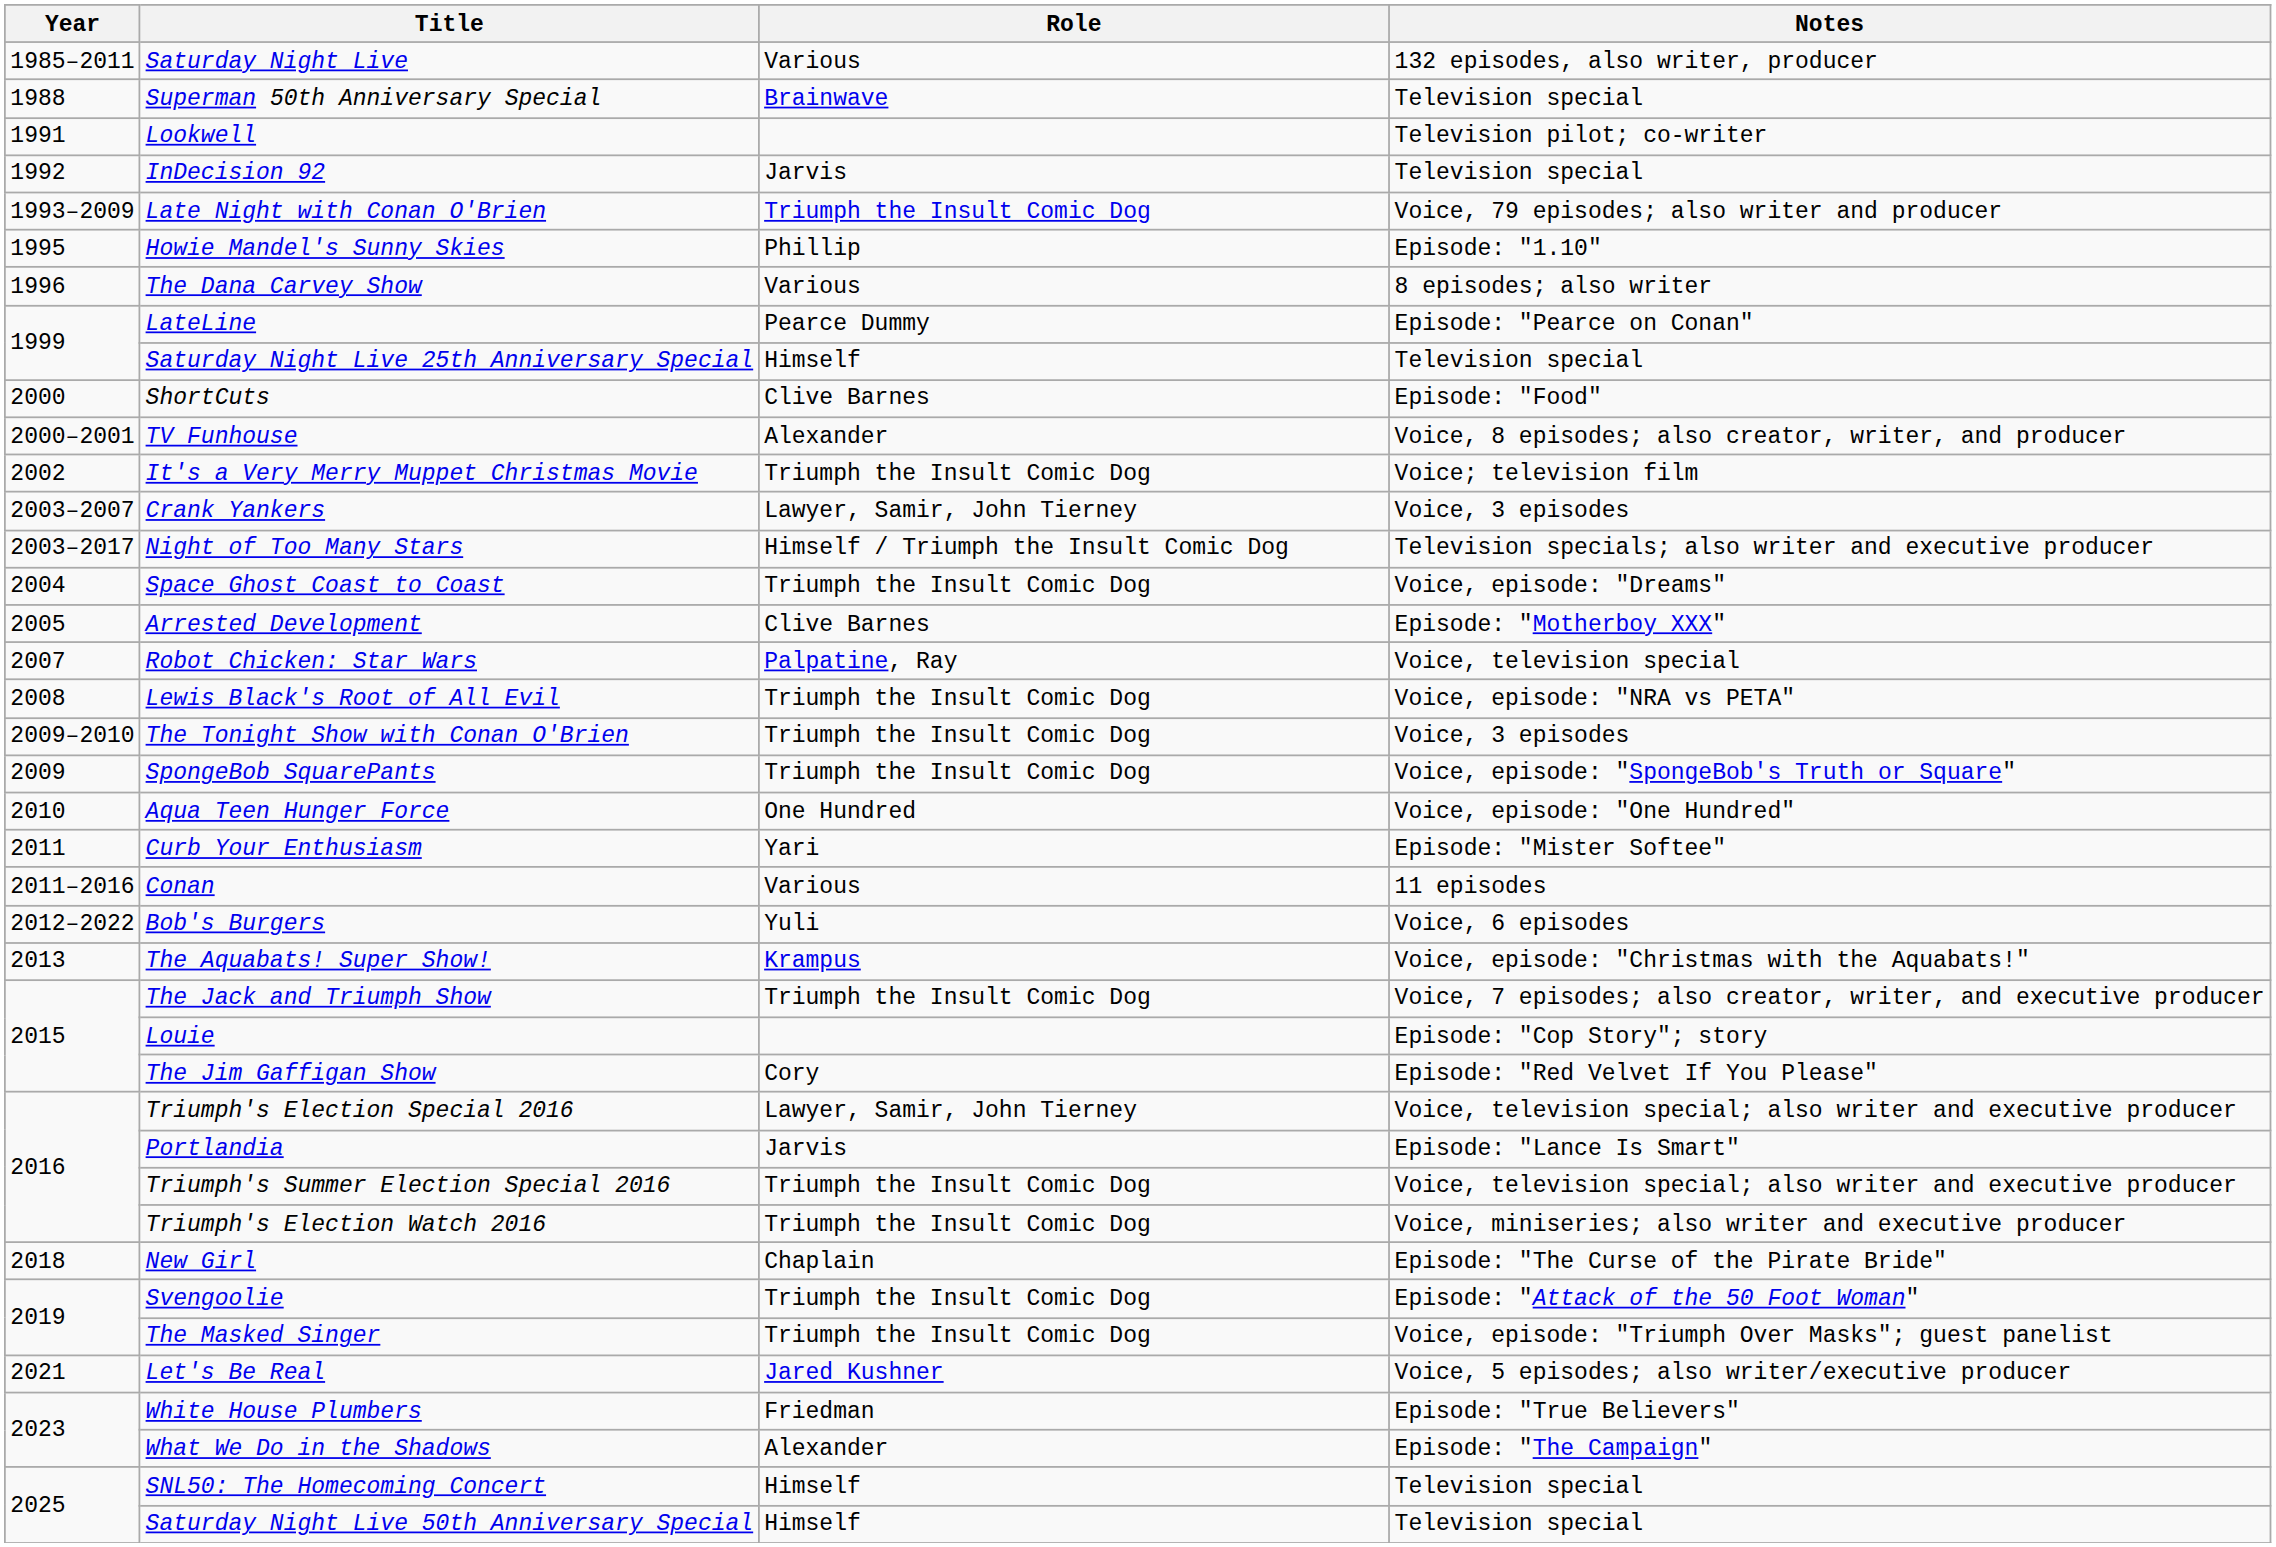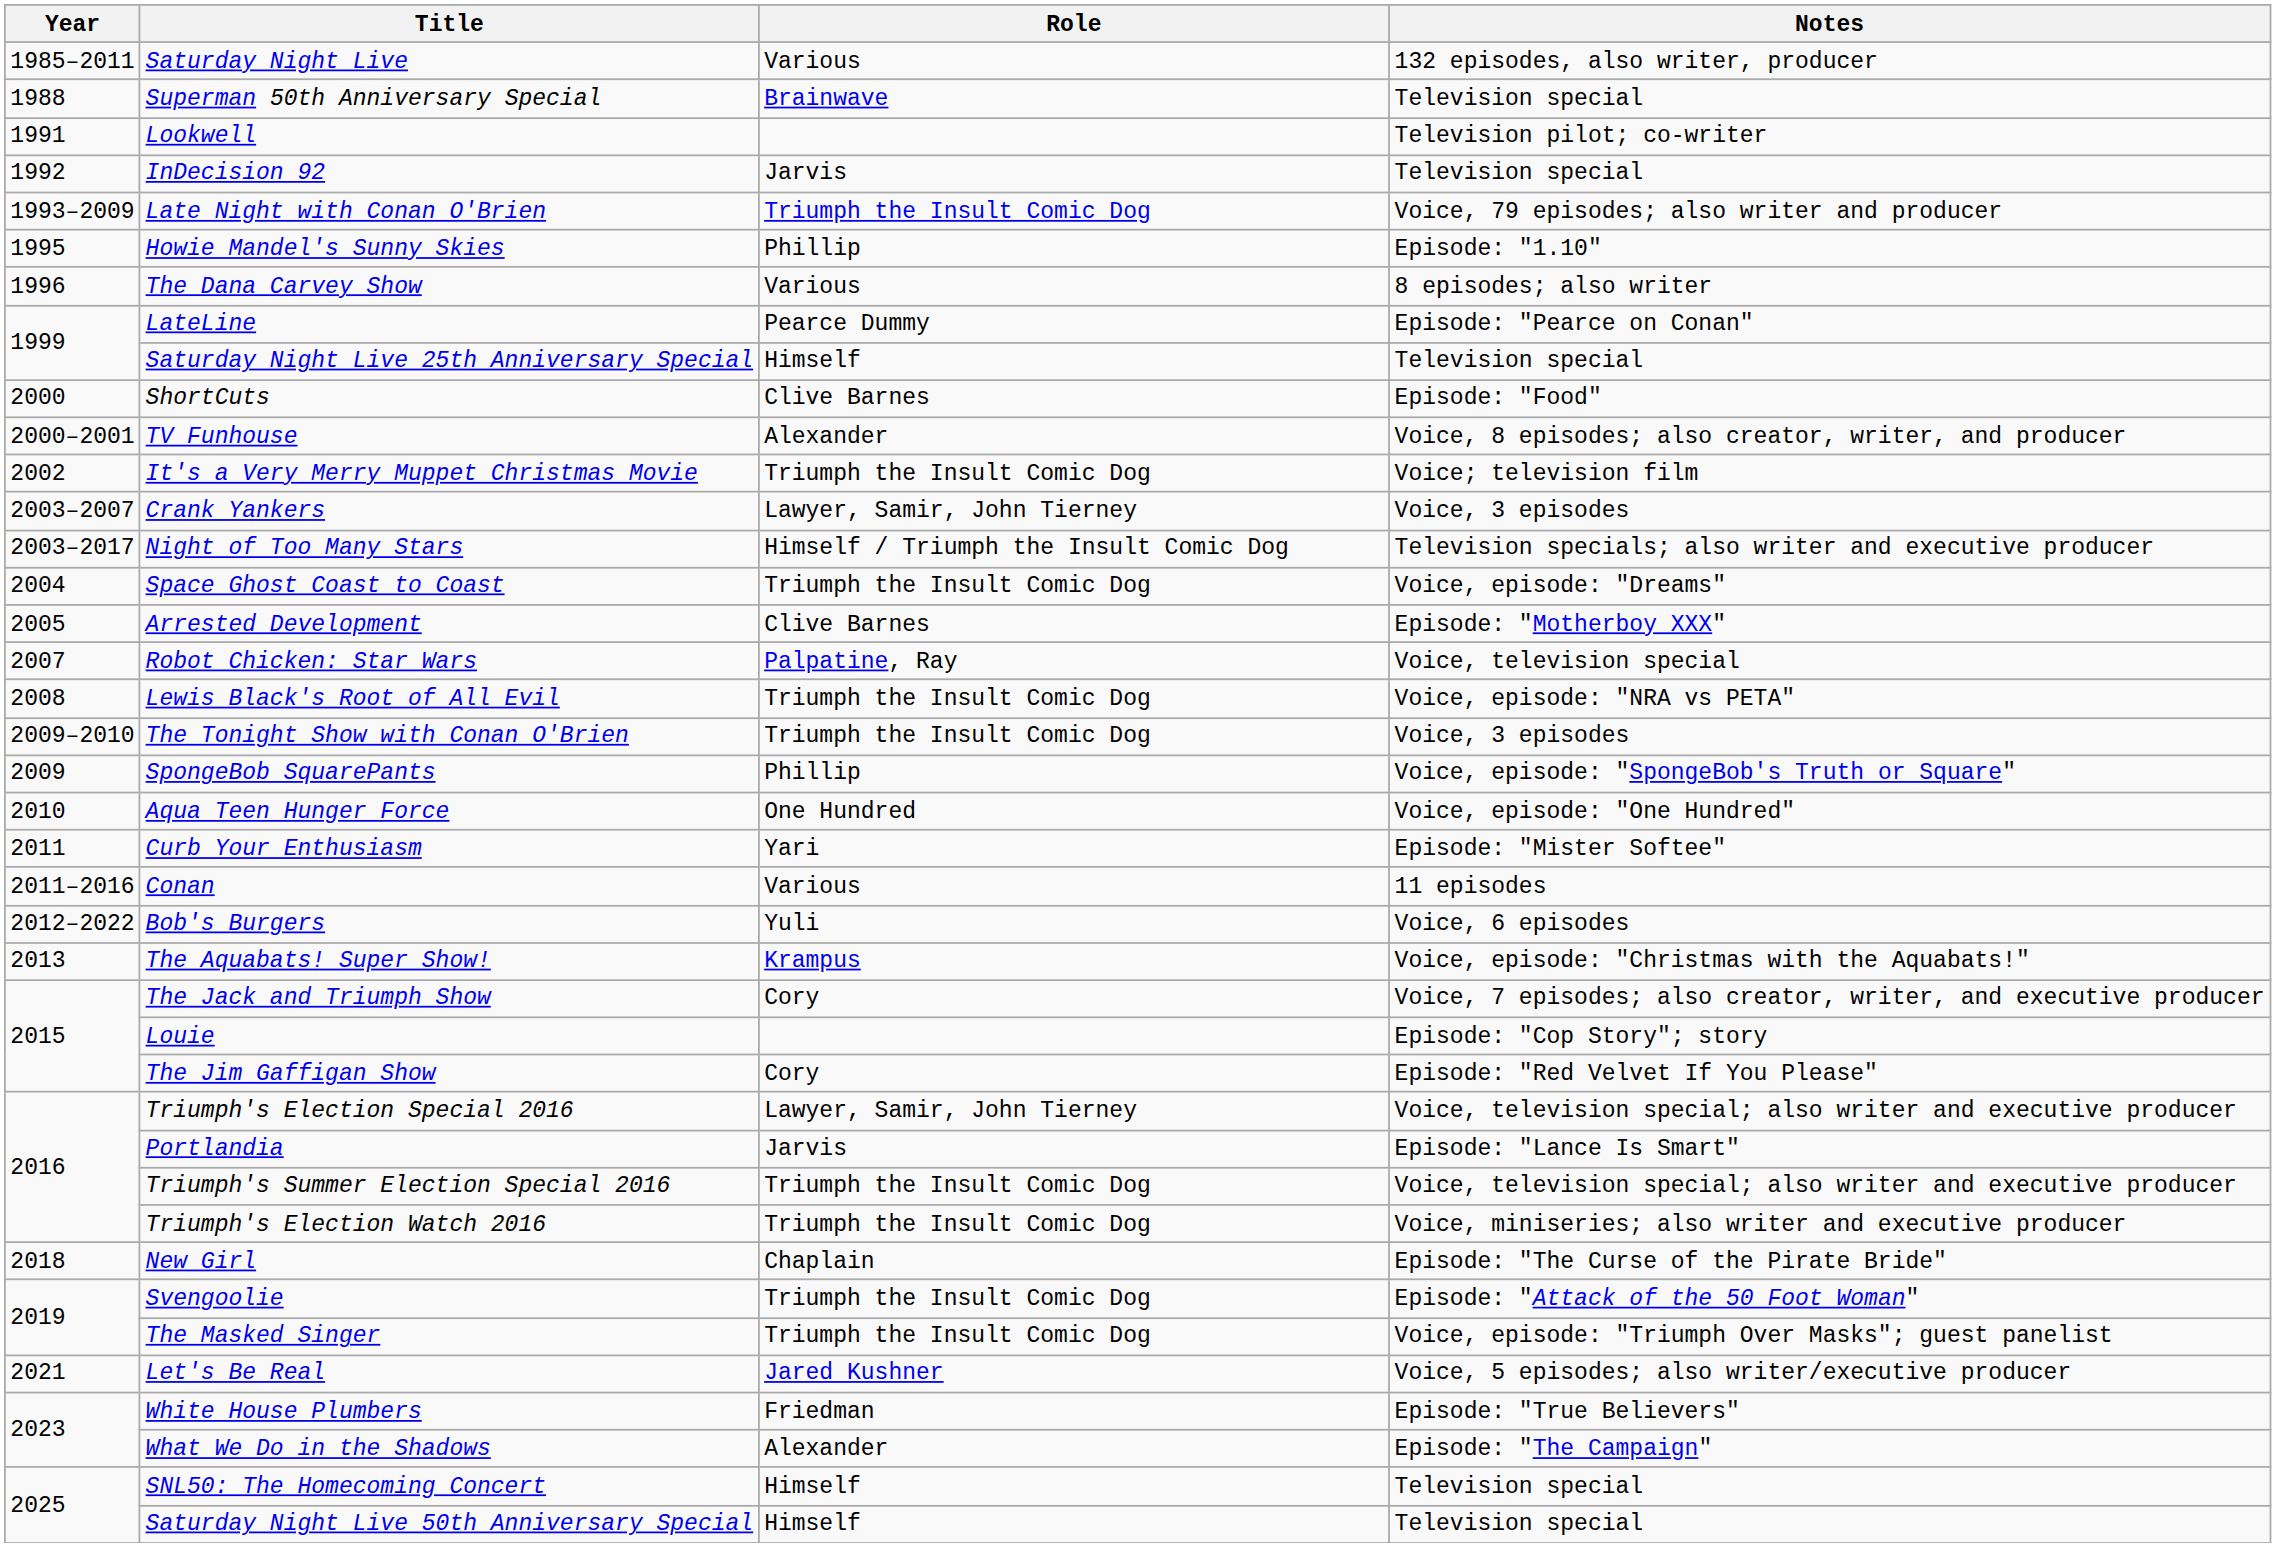(957, 774) Triumph the Insult Comic Dog -> (812, 774) Phillip
(957, 999) Triumph the Insult Comic Dog -> (792, 999) Cory
